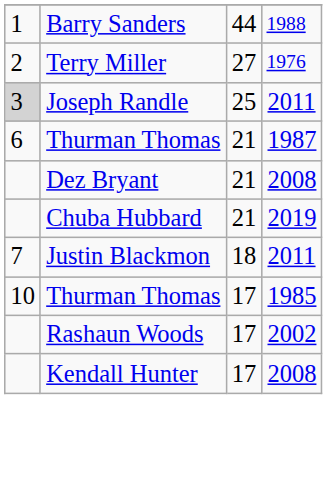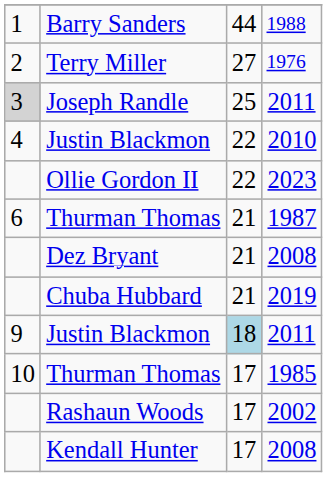+ row: (128, 140)
+ row: (122, 179)
(17, 256) 7 -> (17, 334) 9
(244, 256) no background -> (244, 334) lightblue background
